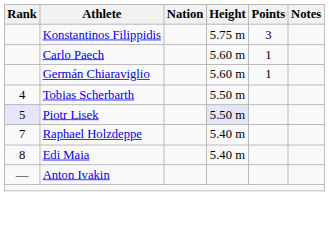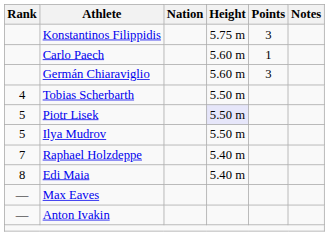(268, 74) 1 -> (268, 74) 3
(22, 114) lavender background -> (22, 114) no background
+ row: (74, 134)
+ row: (71, 194)
